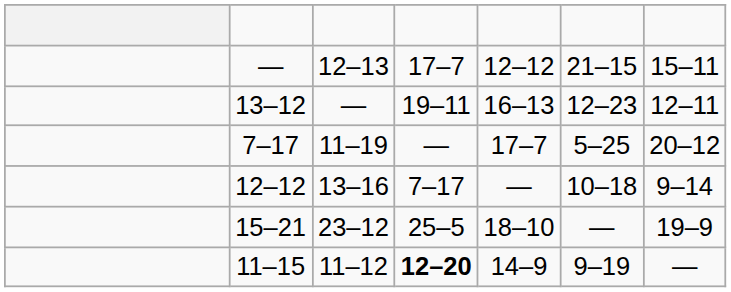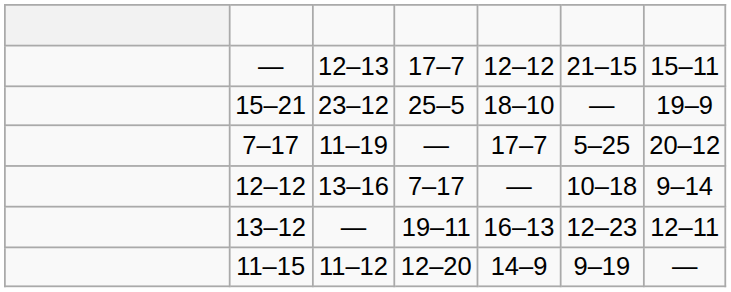rows swapped: (271, 106) <-> (271, 227)
(436, 267) bold -> (436, 267) normal
